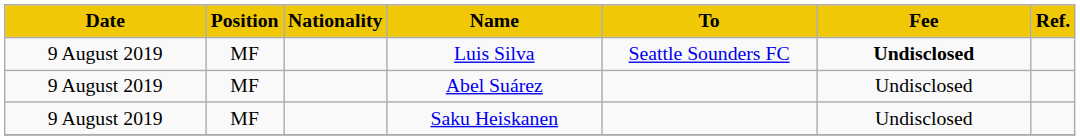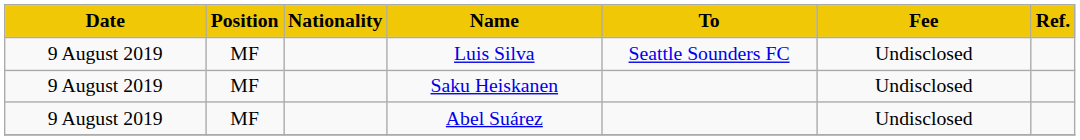(924, 53) bold -> (924, 53) normal
rows swapped: (494, 86) <-> (494, 118)
